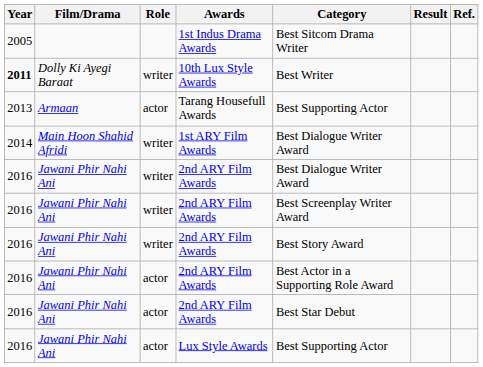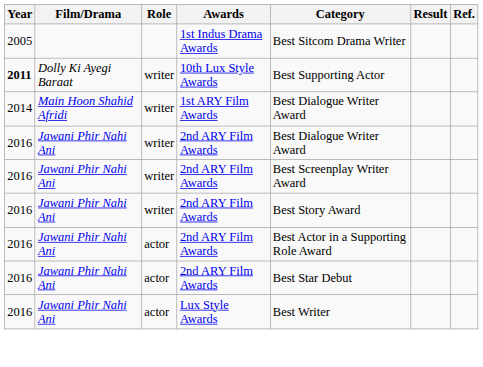(305, 75) Best Writer -> (329, 75) Best Supporting Actor
- row: (155, 108)
(332, 345) Best Supporting Actor -> (301, 311) Best Writer
